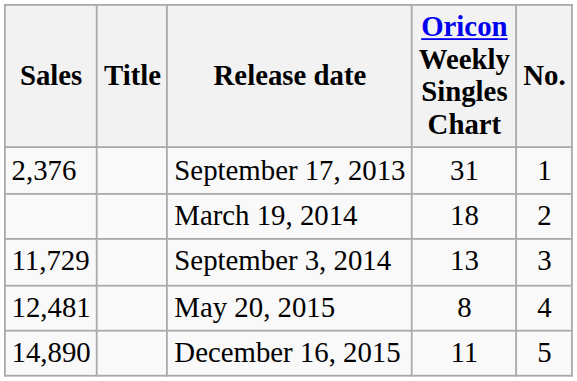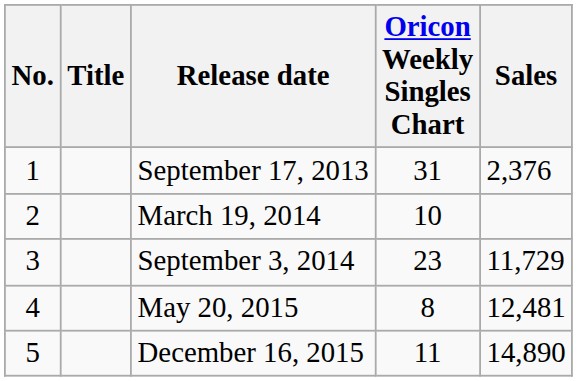columns swapped: (544, 75) <-> (51, 75)
(464, 215) 18 -> (428, 215) 10
(464, 261) 13 -> (428, 261) 23
